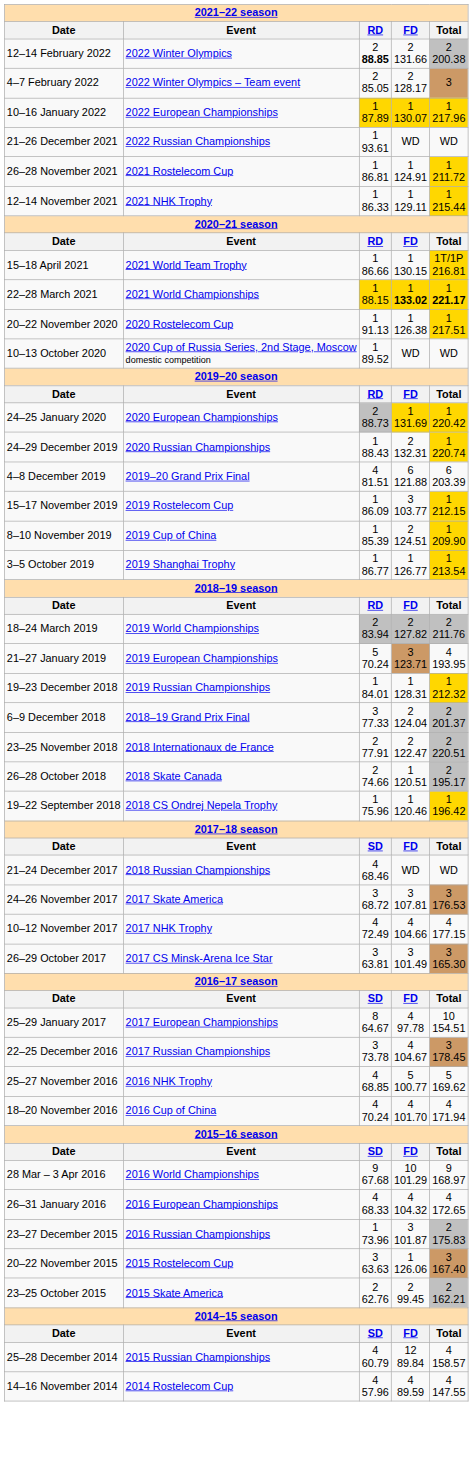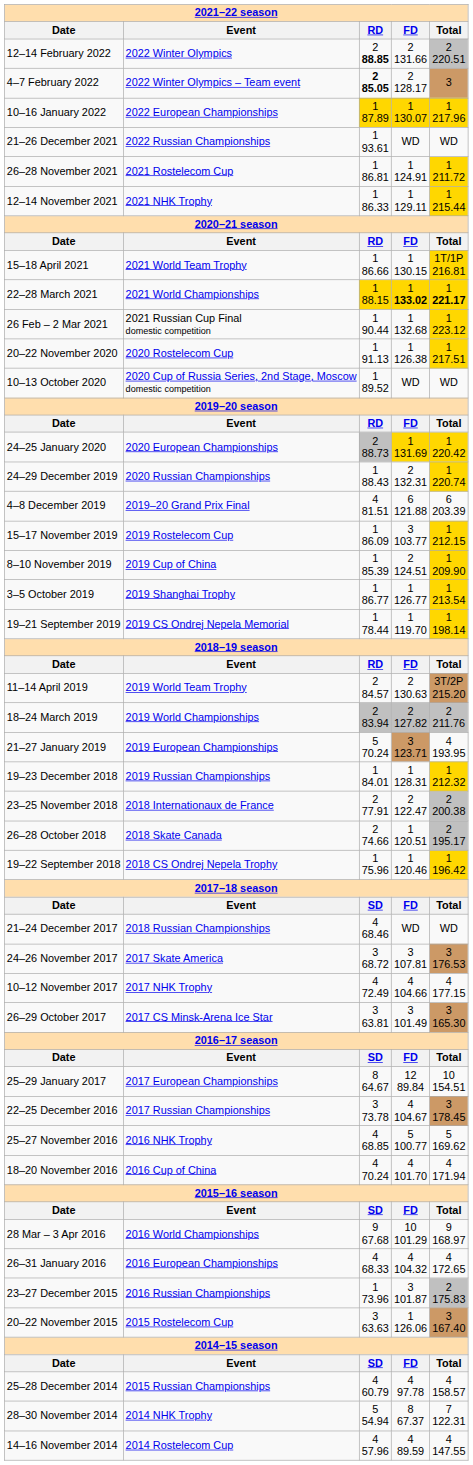(449, 53) 2 200.38 -> (449, 53) 2 220.51
(375, 83) normal -> (375, 83) bold
+ row: (57, 324)
+ row: (64, 624)
+ row: (47, 688)
- row: (56, 717)
(449, 747) 2 220.51 -> (449, 806) 2 200.38
(411, 1022) 4 97.78 -> (411, 1081) 12 89.84
- row: (56, 1293)
(411, 1357) 12 89.84 -> (411, 1386) 4 97.78
+ row: (62, 1416)
